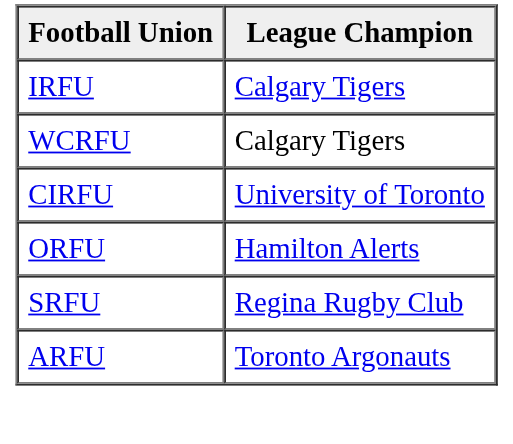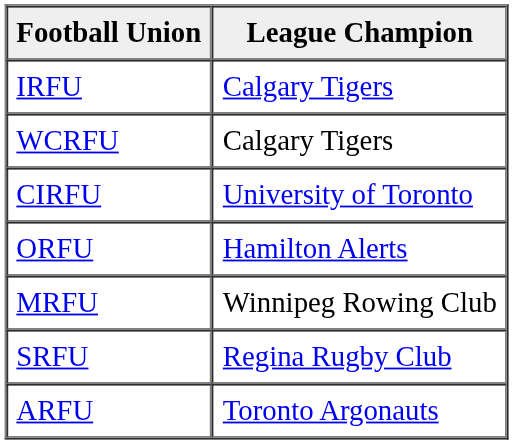+ row: (57, 302)
